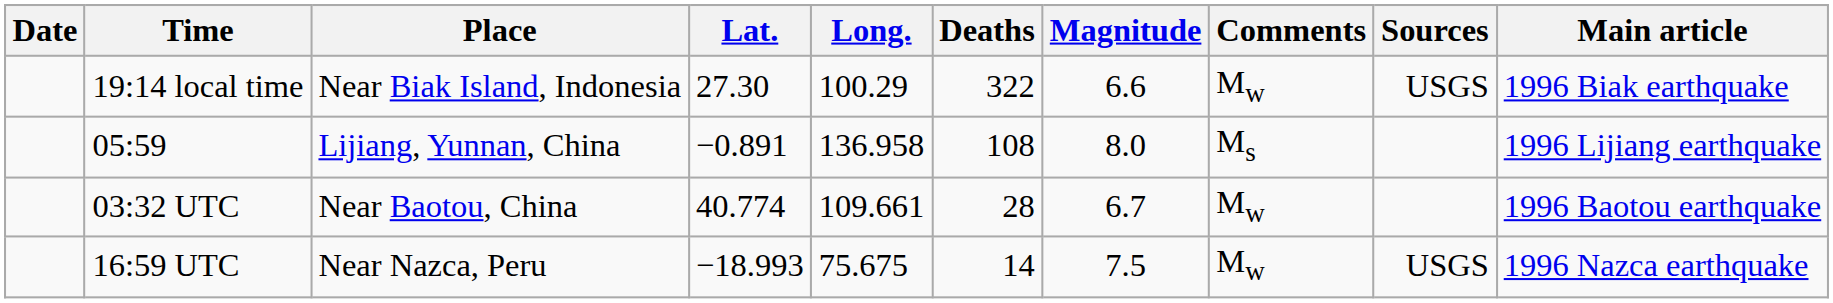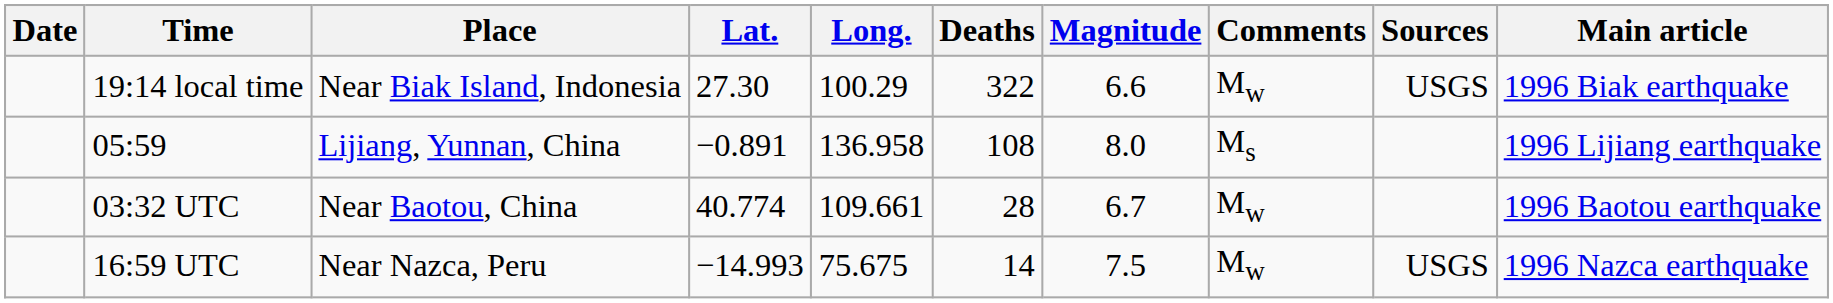(750, 266) −18.993 -> (750, 266) −14.993
